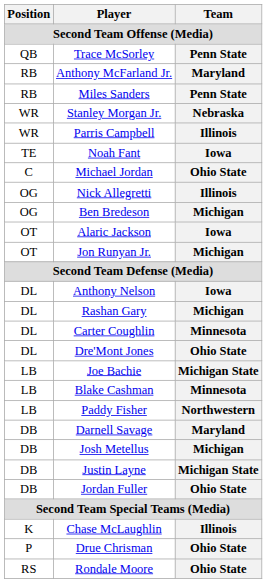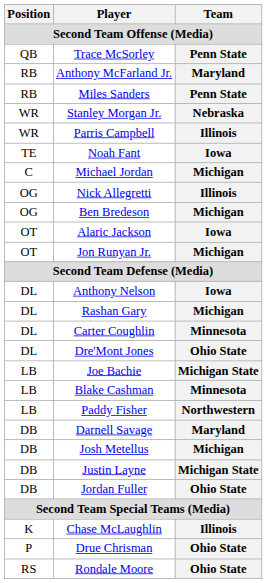(218, 172) Ohio State -> (218, 172) Michigan
